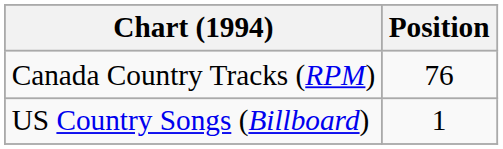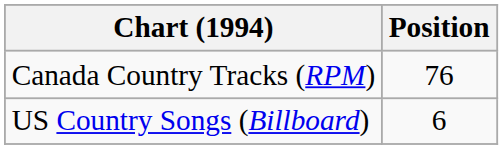(439, 120) 1 -> (439, 120) 6
